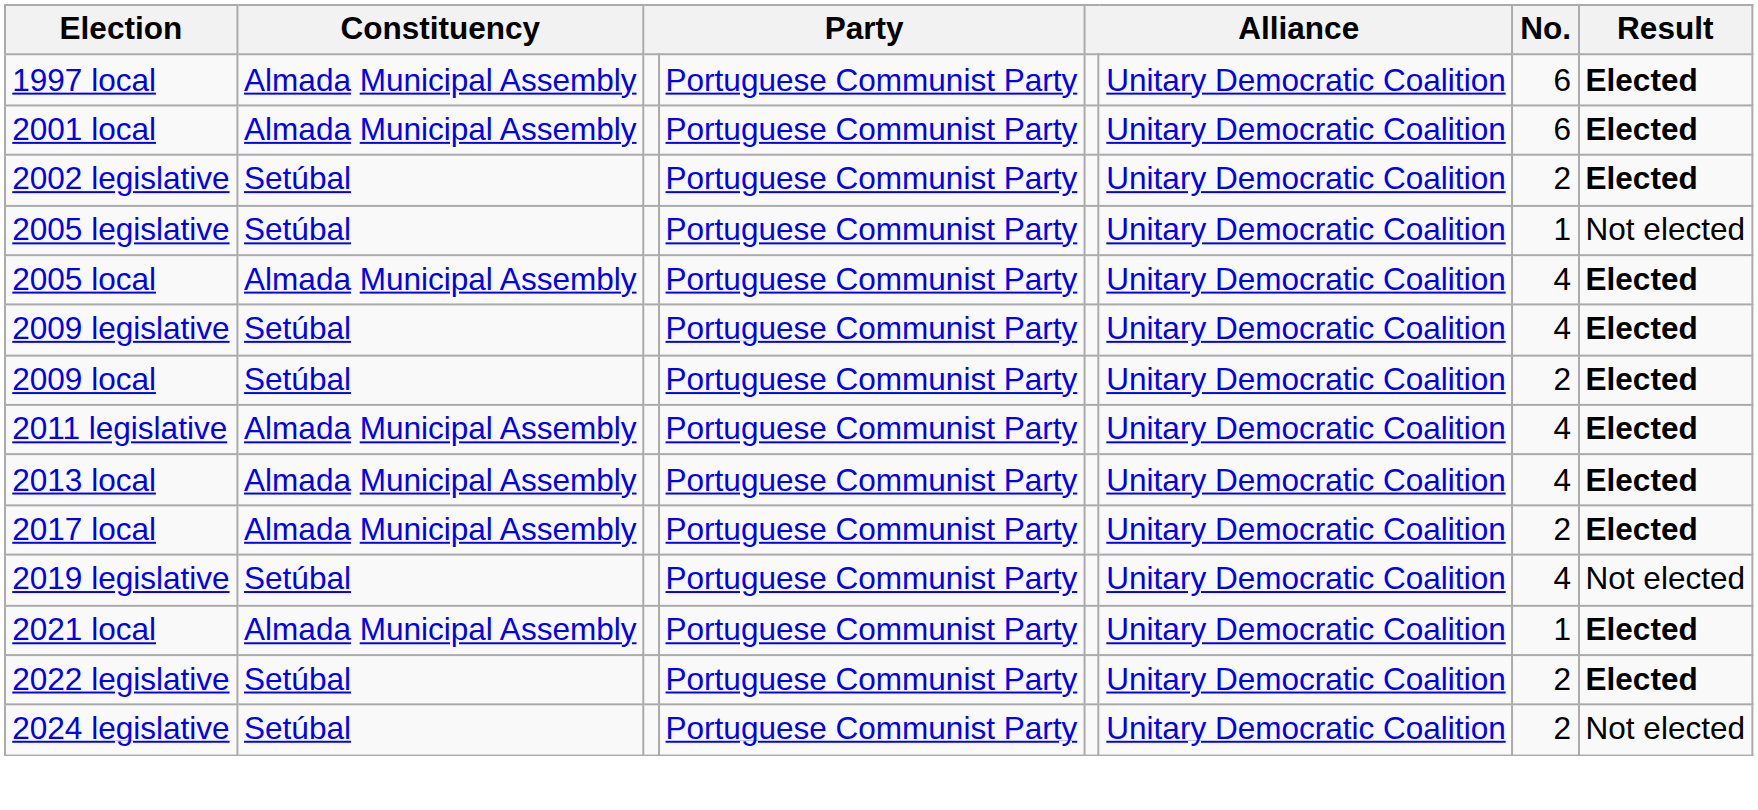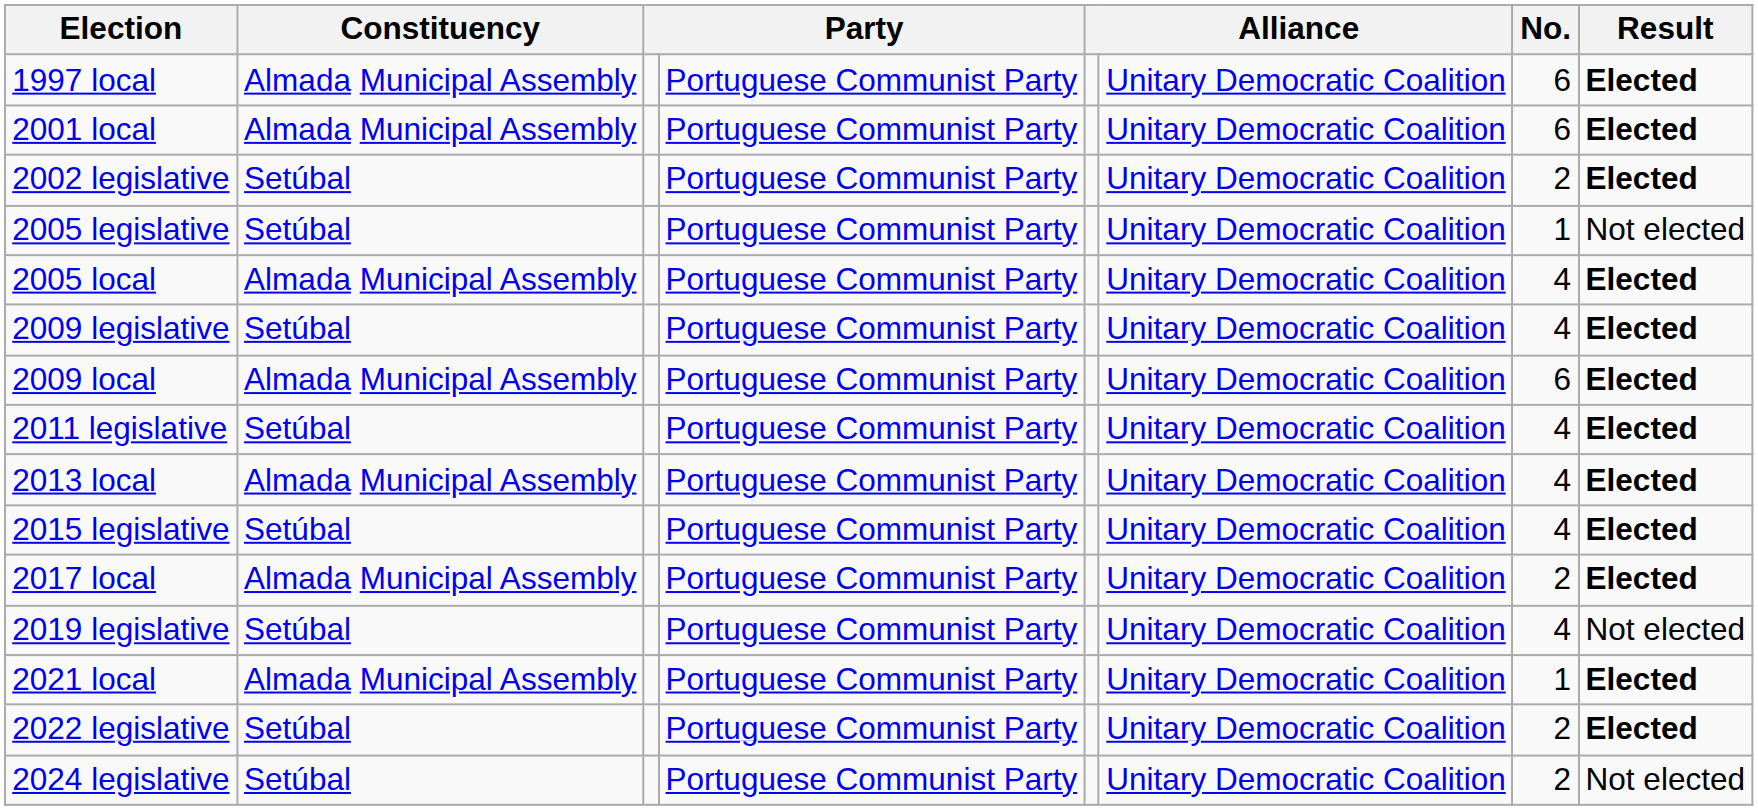(298, 379) Setúbal -> (440, 379) Almada Municipal Assembly
(1562, 379) 2 -> (1562, 379) 6
(440, 429) Almada Municipal Assembly -> (298, 429) Setúbal
+ row: (121, 529)
